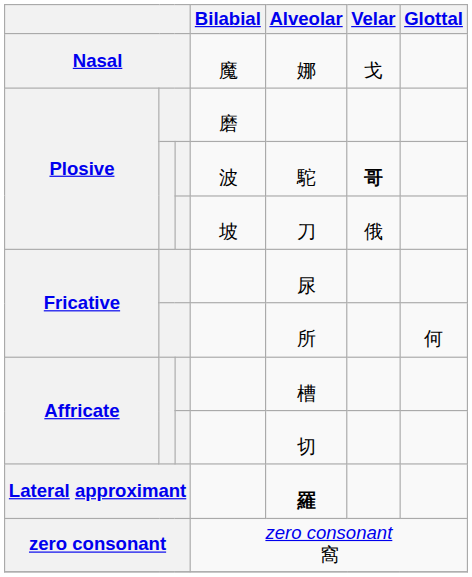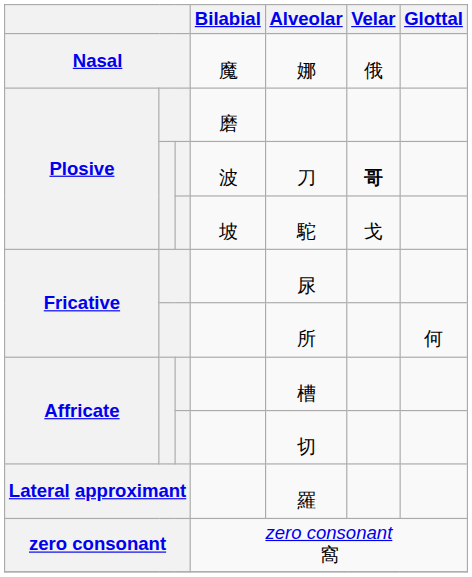(373, 70) 戈 -> (373, 70) 俄
(306, 178) 駝 -> (306, 178) 刀
(306, 232) 刀 -> (306, 232) 駝
(373, 232) 俄 -> (373, 232) 戈
(306, 501) bold -> (306, 501) normal
